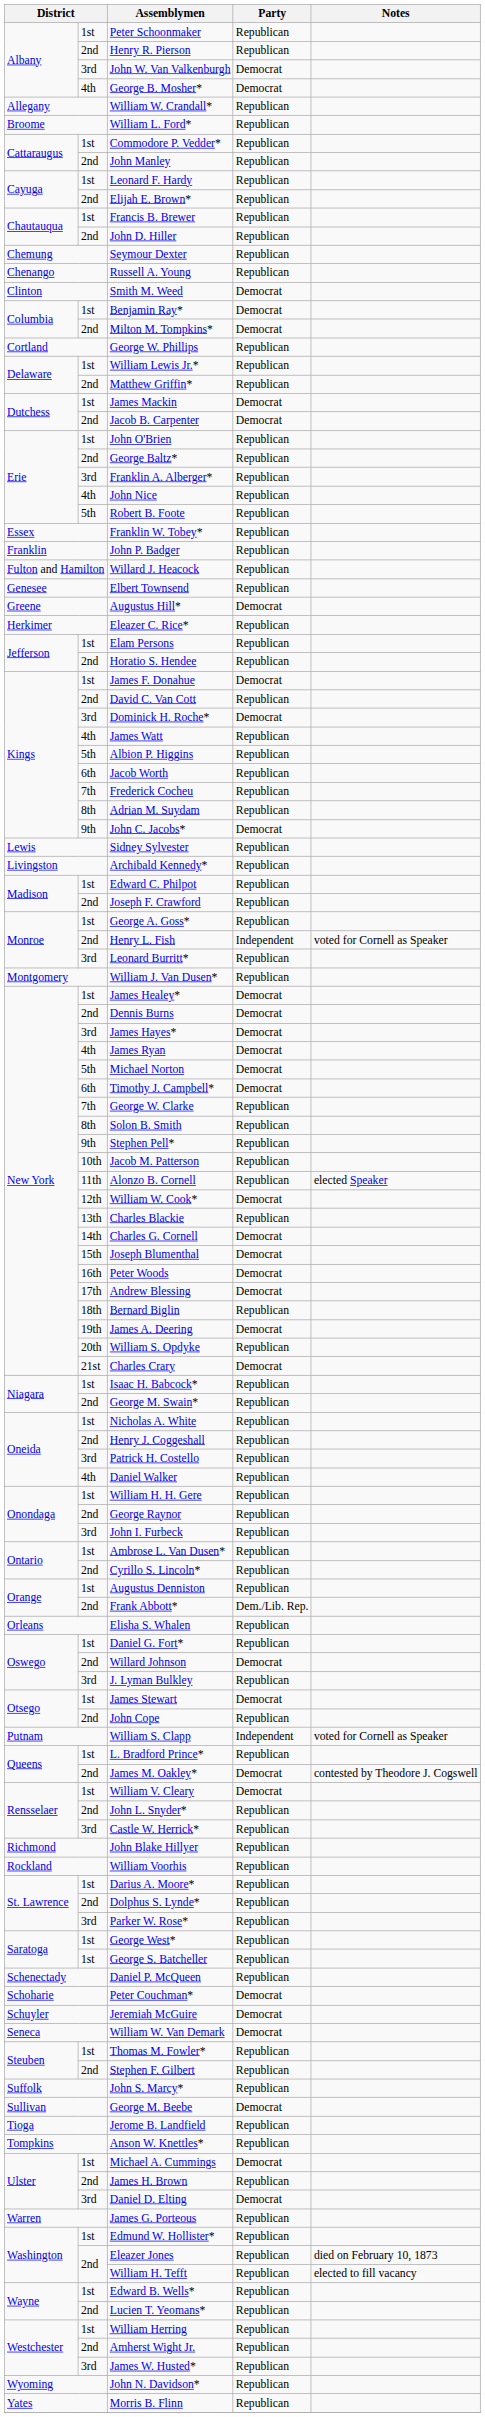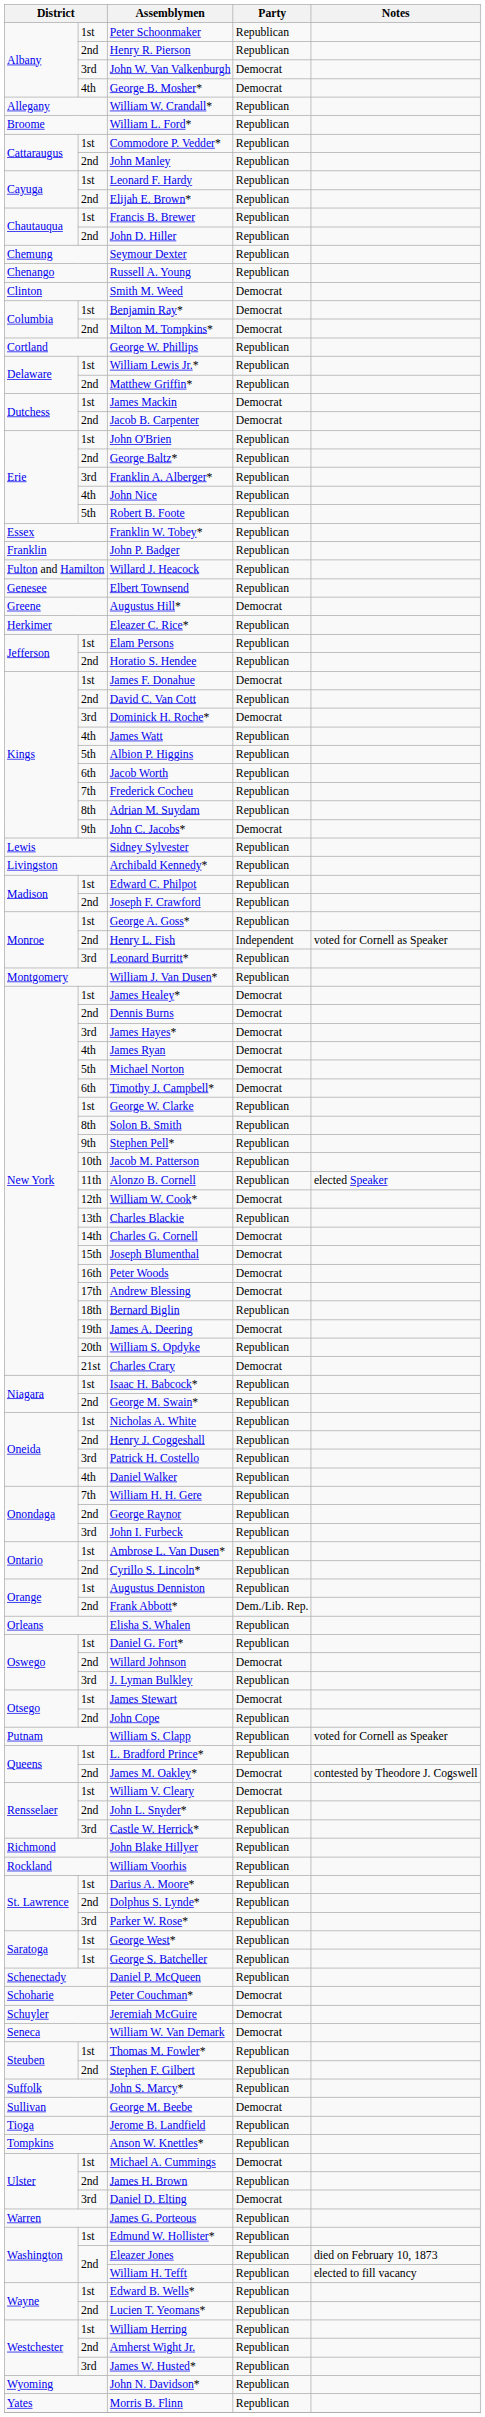(88, 1106) 7th -> (88, 1106) 1st
(88, 1495) 1st -> (88, 1495) 7th
(265, 1736) Independent -> (262, 1736) Republican
